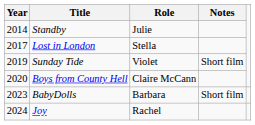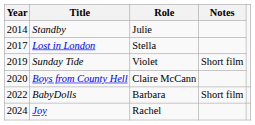(17, 95) 2023 -> (17, 95) 2022
